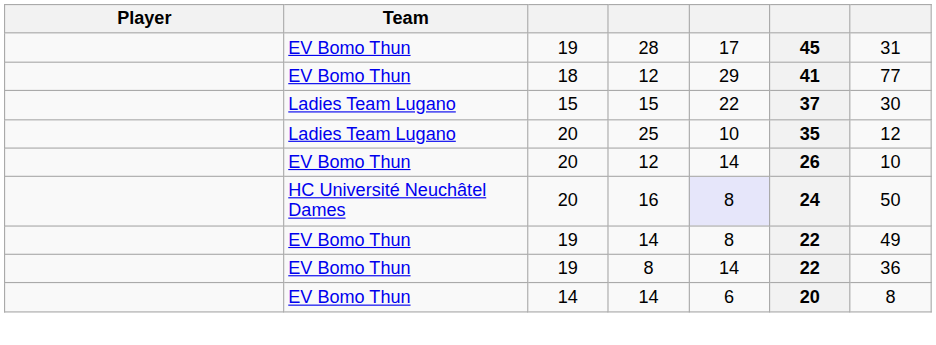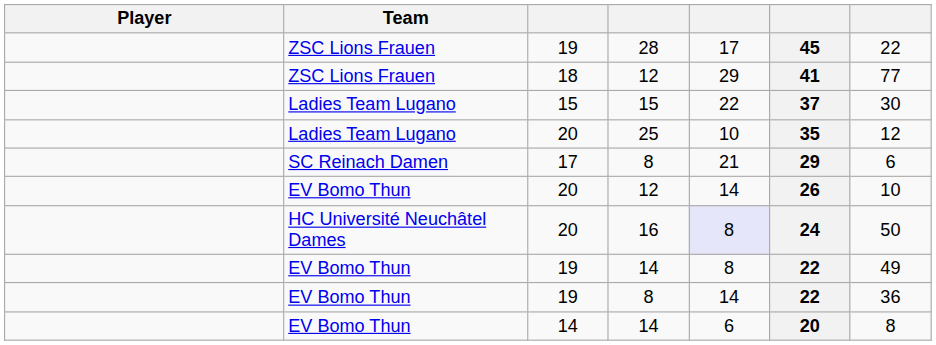(349, 47) EV Bomo Thun -> (362, 47) ZSC Lions Frauen
(890, 47) 31 -> (890, 47) 22
(349, 76) EV Bomo Thun -> (362, 76) ZSC Lions Frauen
+ row: (568, 162)
